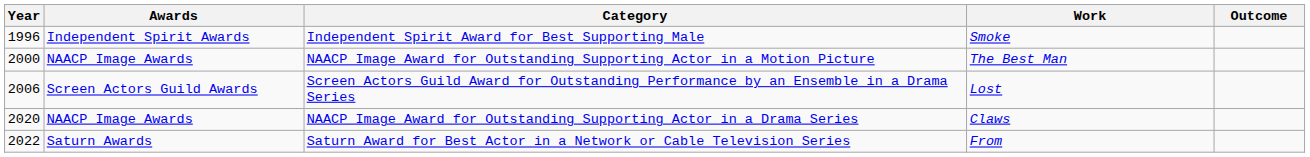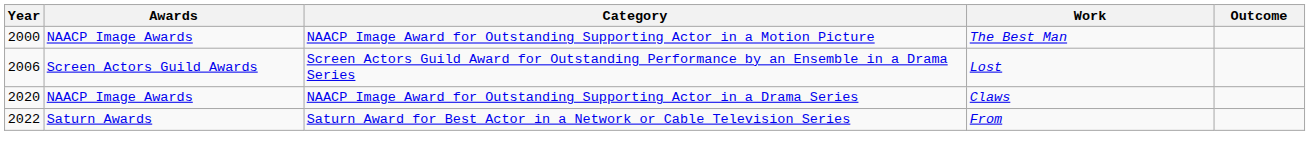- row: (506, 38)
